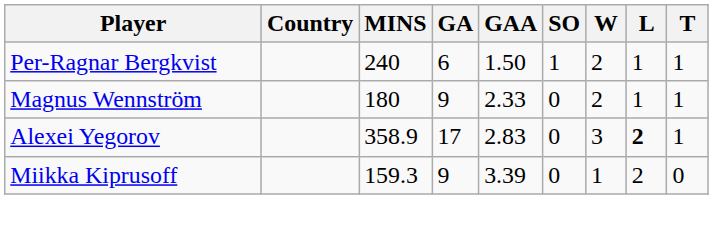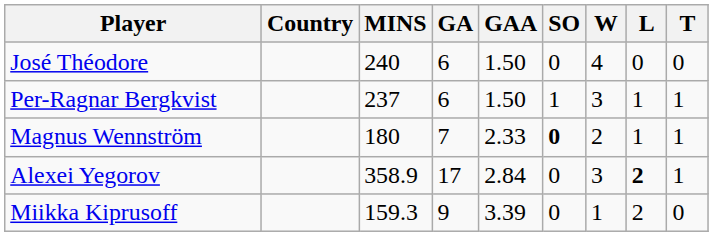+ row: (79, 61)
(382, 61) 240 -> (382, 99) 237
(597, 61) 2 -> (597, 99) 3
(443, 99) 9 -> (443, 136) 7
(554, 99) normal -> (554, 136) bold
(505, 136) 2.83 -> (505, 174) 2.84
